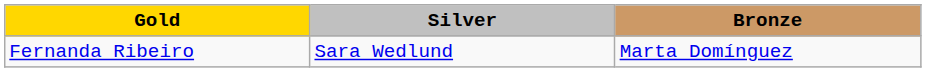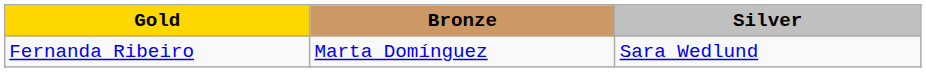columns swapped: (462, 20) <-> (768, 20)
